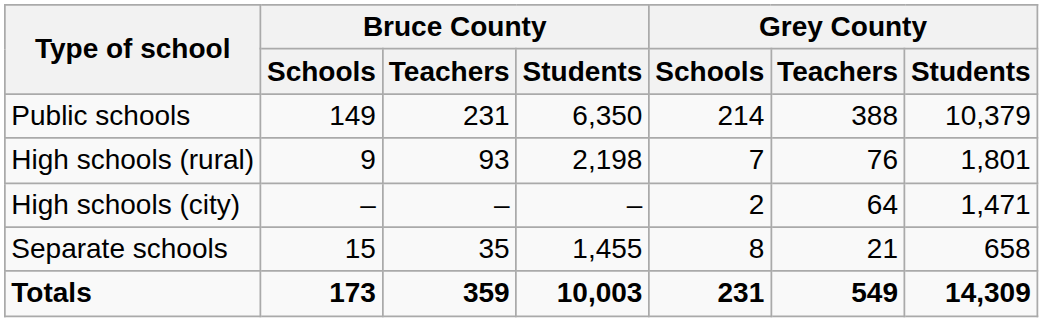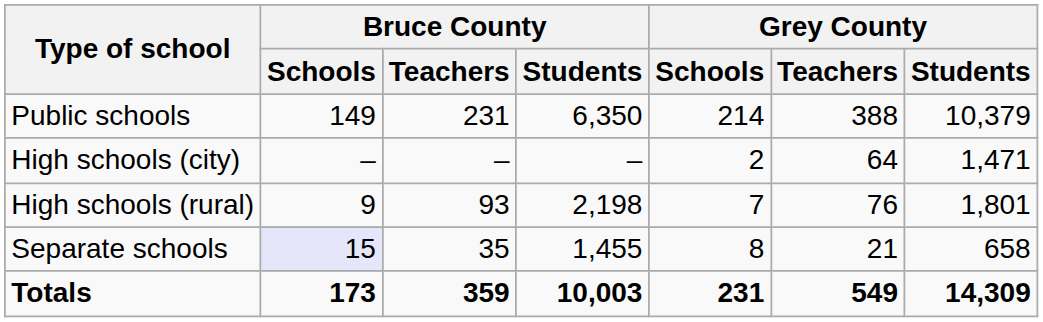rows swapped: (133, 159) <-> (126, 204)
(360, 248) no background -> (360, 248) lavender background
